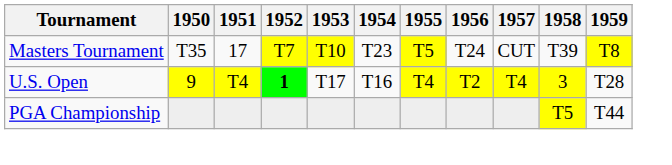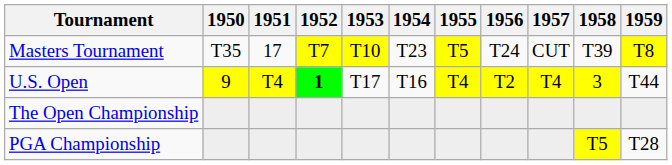(609, 82) T28 -> (644, 82) T44
+ row: (104, 113)
(609, 113) T44 -> (644, 144) T28
